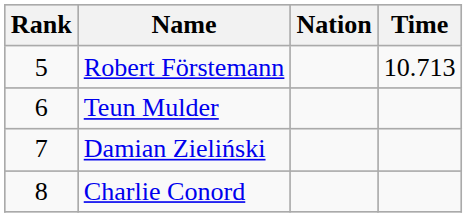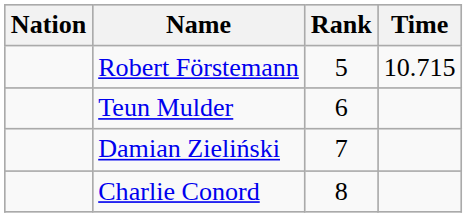columns swapped: (41, 25) <-> (334, 25)
(420, 66) 10.713 -> (420, 66) 10.715
